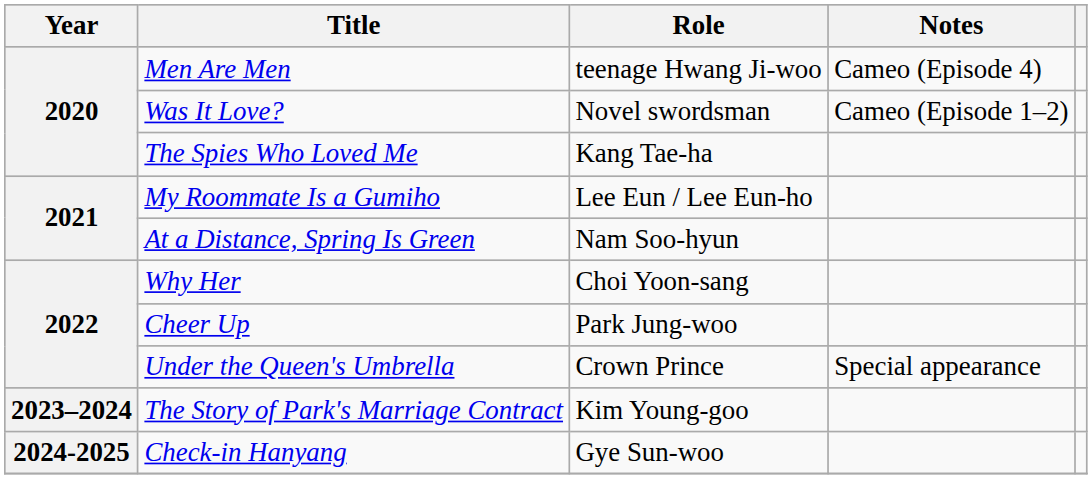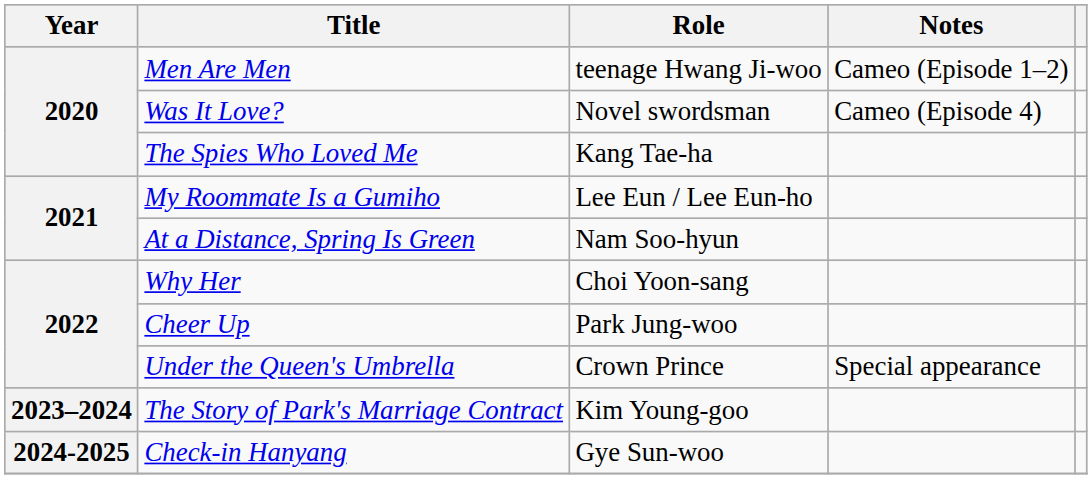(938, 68) Cameo (Episode 4) -> (951, 68) Cameo (Episode 1–2)
(951, 111) Cameo (Episode 1–2) -> (938, 111) Cameo (Episode 4)
